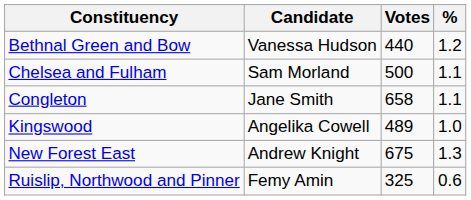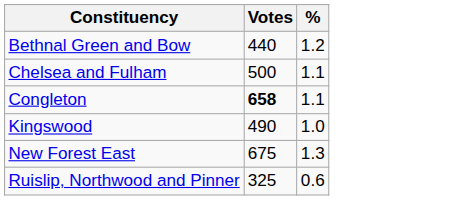- column: (312, 18)
(399, 99) normal -> (262, 99) bold
(399, 126) 489 -> (262, 126) 490
